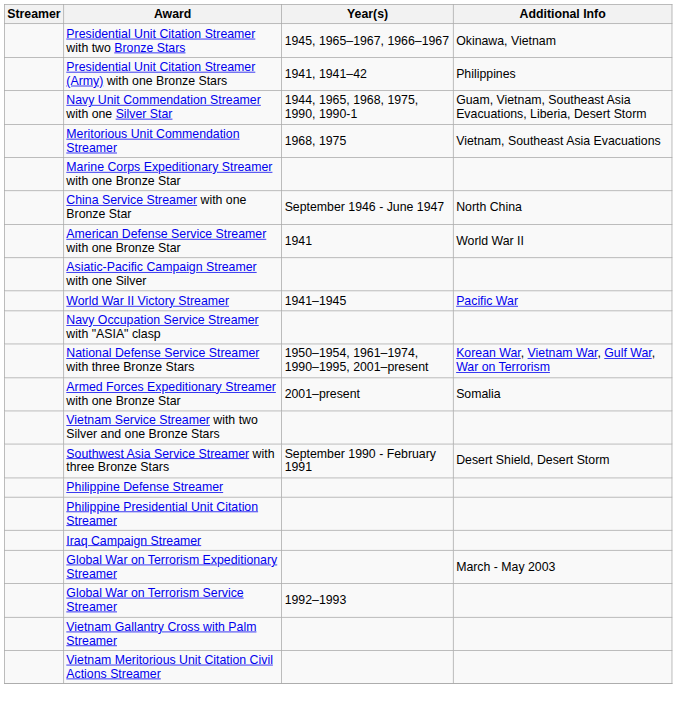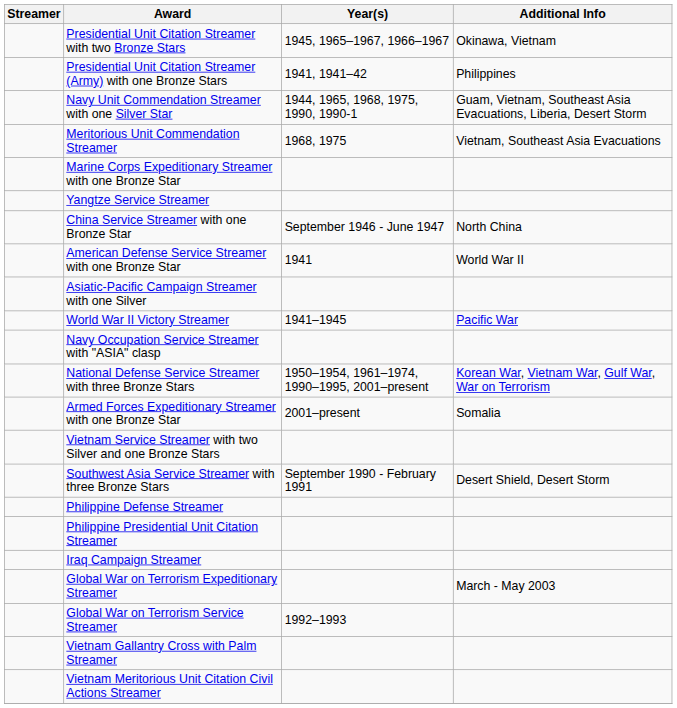+ row: (138, 200)
